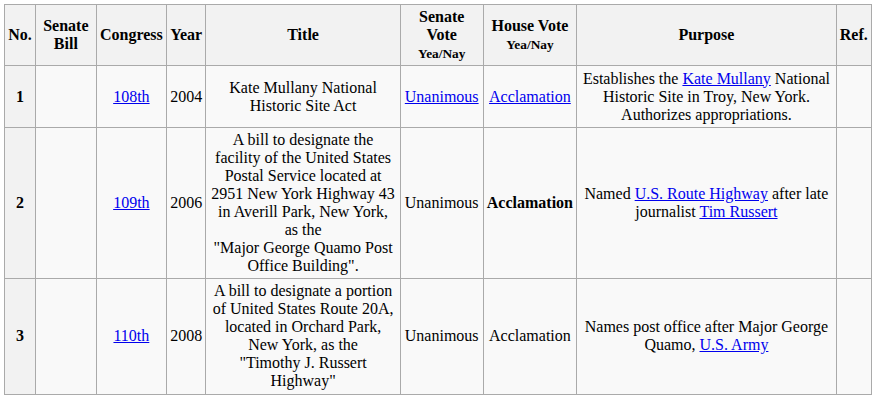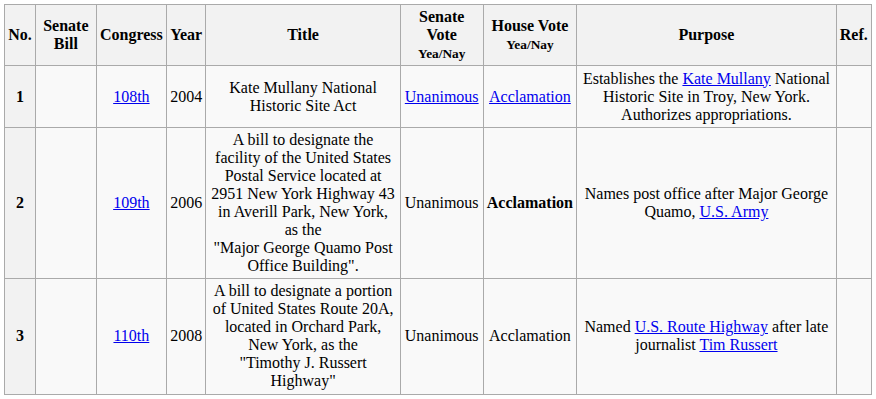(706, 202) Named U.S. Route Highway after late journalist Tim Russert -> (706, 202) Names post office after Major George Quamo, U.S. Army
(706, 336) Names post office after Major George Quamo, U.S. Army -> (706, 336) Named U.S. Route Highway after late journalist Tim Russert
